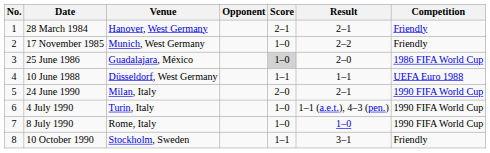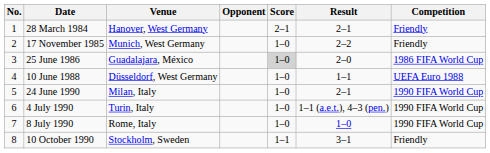(282, 76) 1–1 -> (282, 76) 1–0
(282, 92) 2–0 -> (282, 92) 1–0
